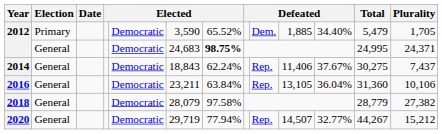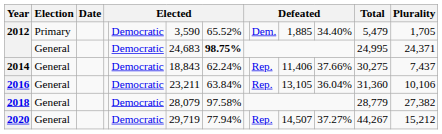(335, 66) 37.67% -> (335, 66) 37.66%
(335, 119) 32.77% -> (335, 119) 37.27%
